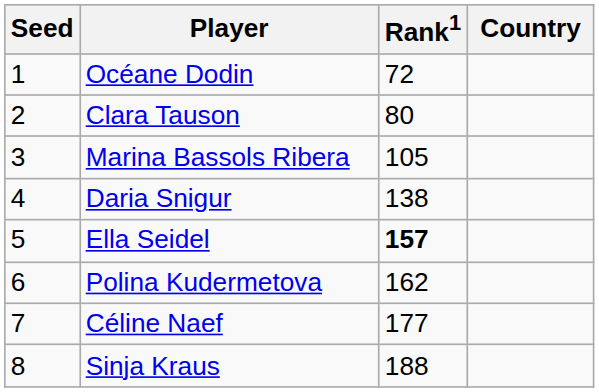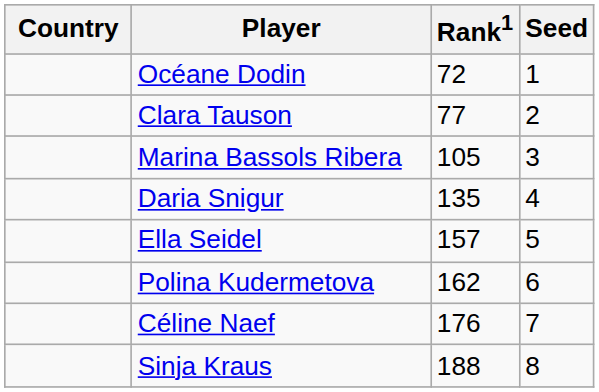columns swapped: (531, 28) <-> (42, 28)
(399, 115) 80 -> (451, 115) 77
(407, 198) 138 -> (459, 198) 135
(407, 240) bold -> (459, 240) normal
(407, 323) 177 -> (459, 323) 176
